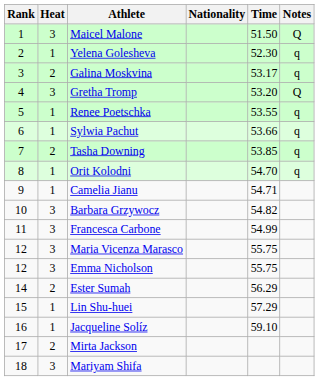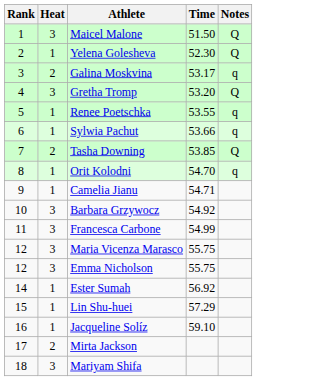- column: (217, 14)
(297, 53) q -> (235, 53) Q
(297, 151) q -> (235, 151) Q
(264, 209) 54.82 -> (202, 209) 54.92
(52, 288) 2 -> (52, 288) 1
(264, 288) 56.29 -> (202, 288) 56.92
